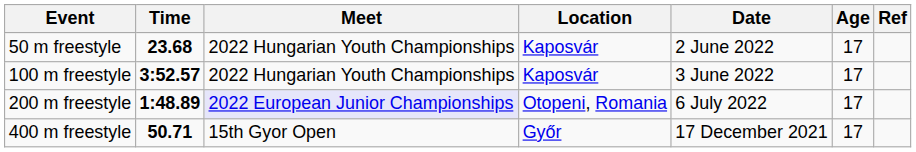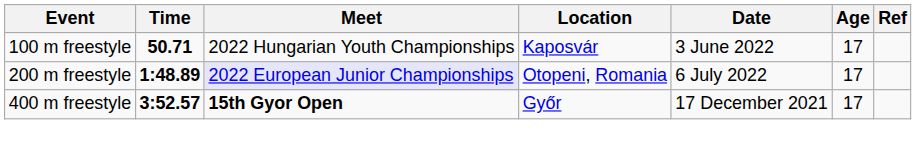- row: (65, 47)
(170, 75) 3:52.57 -> (170, 47) 50.71
(170, 132) 50.71 -> (170, 103) 3:52.57
(272, 132) normal -> (276, 103) bold
